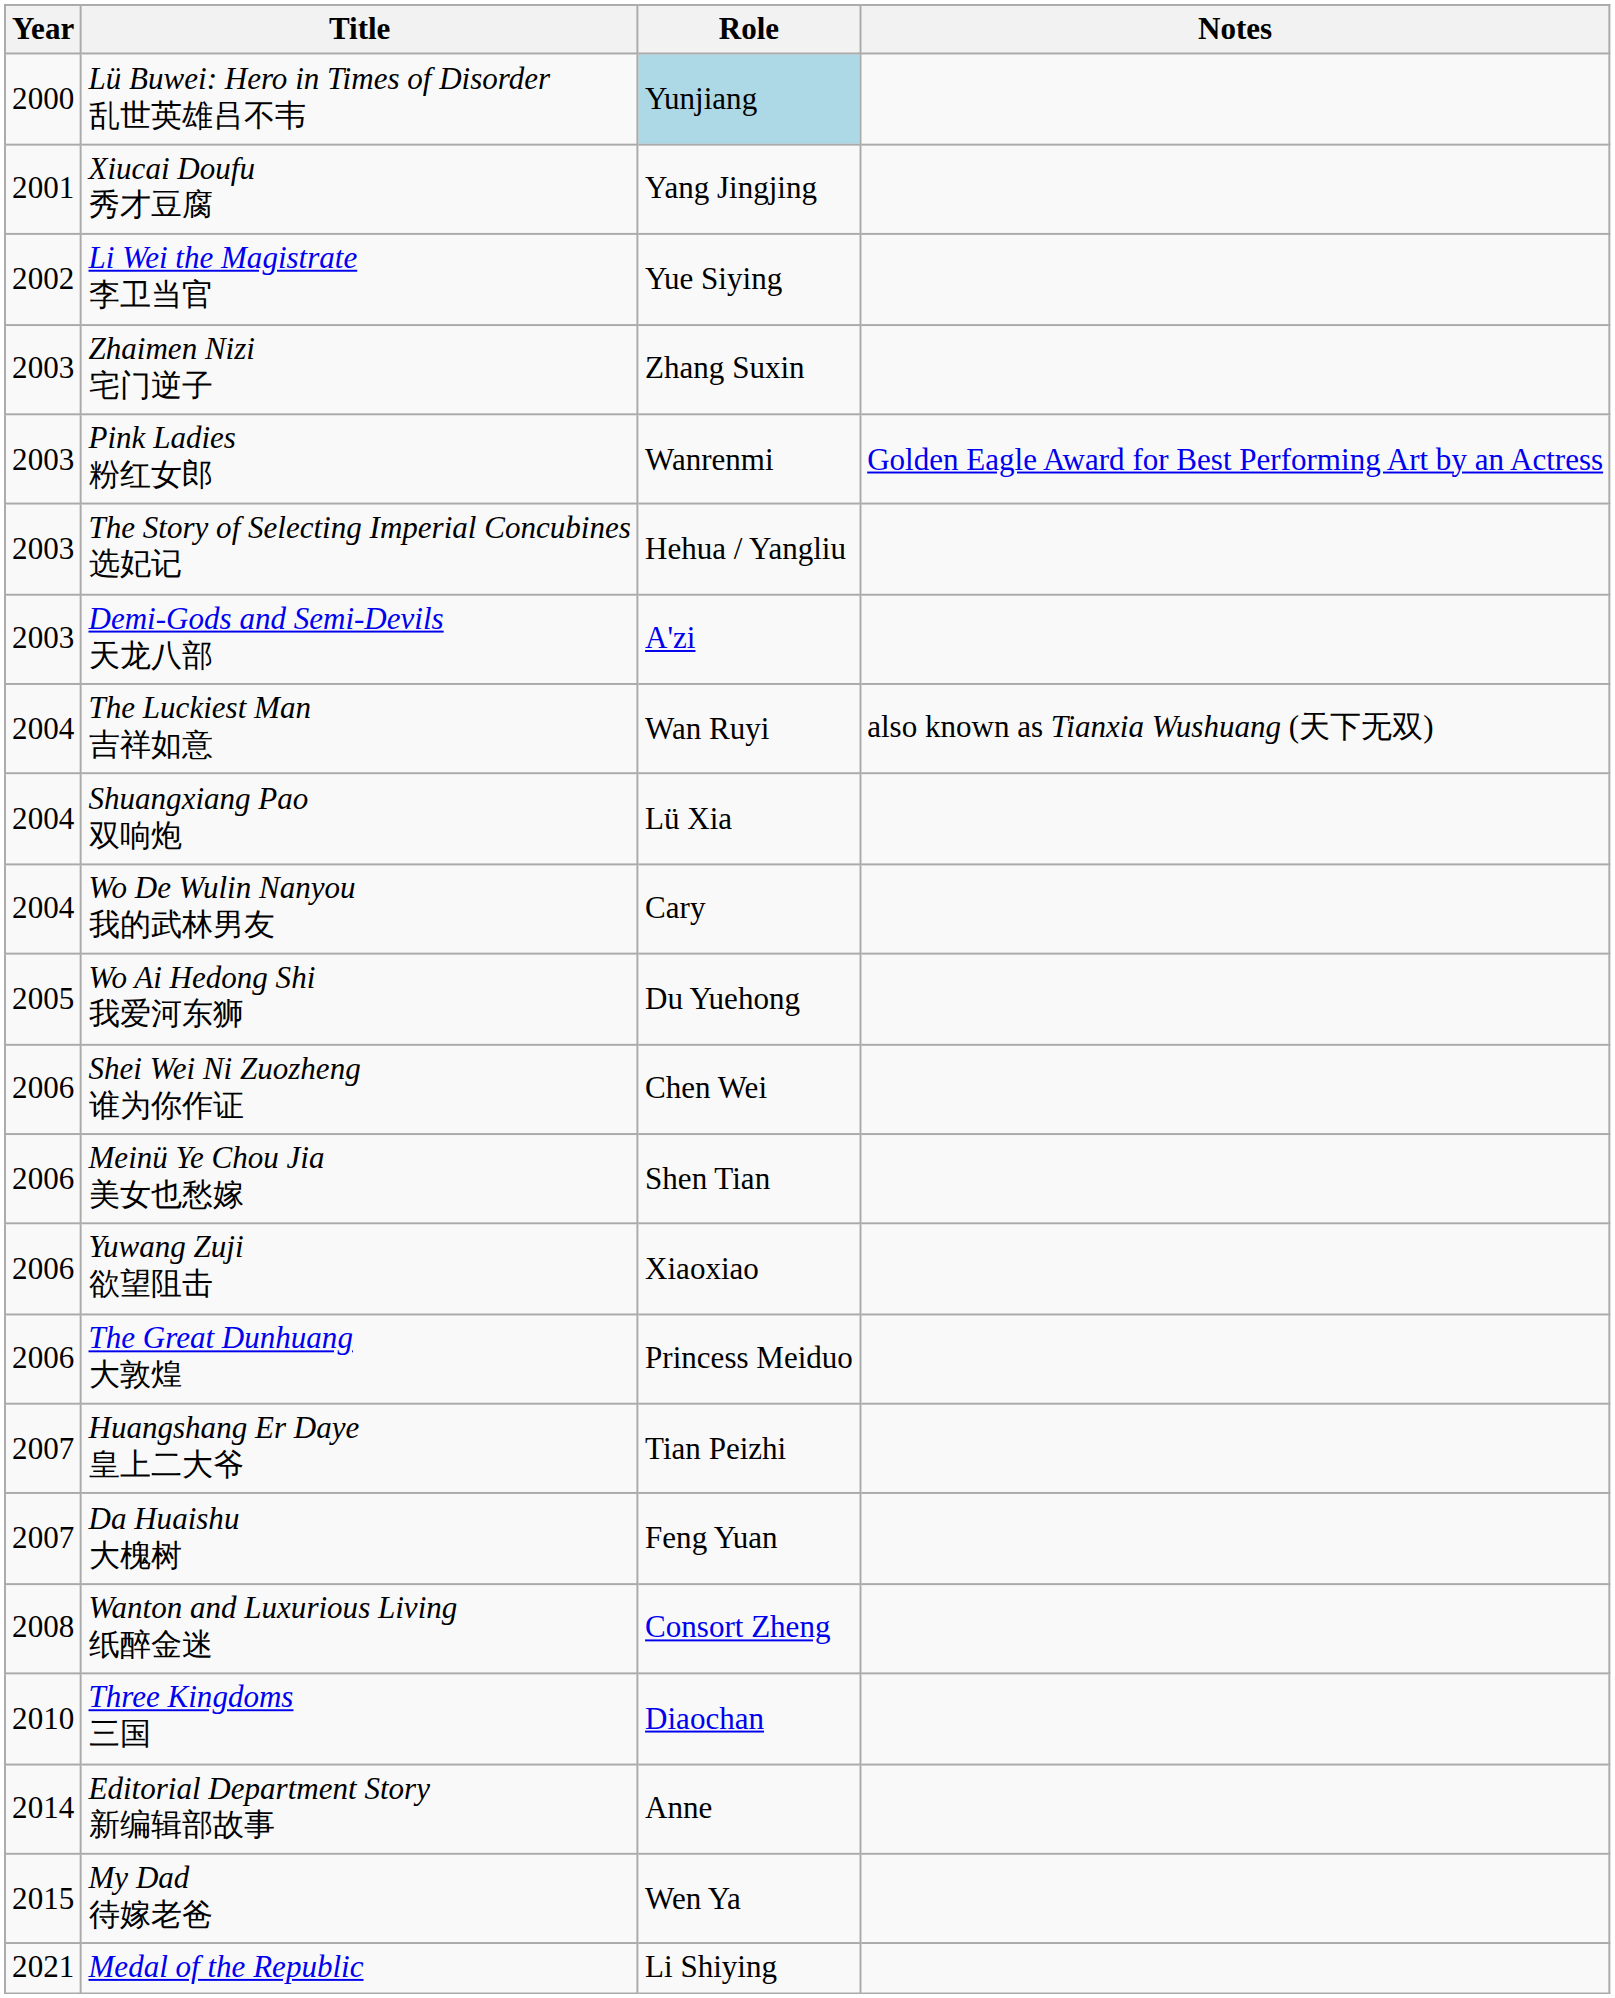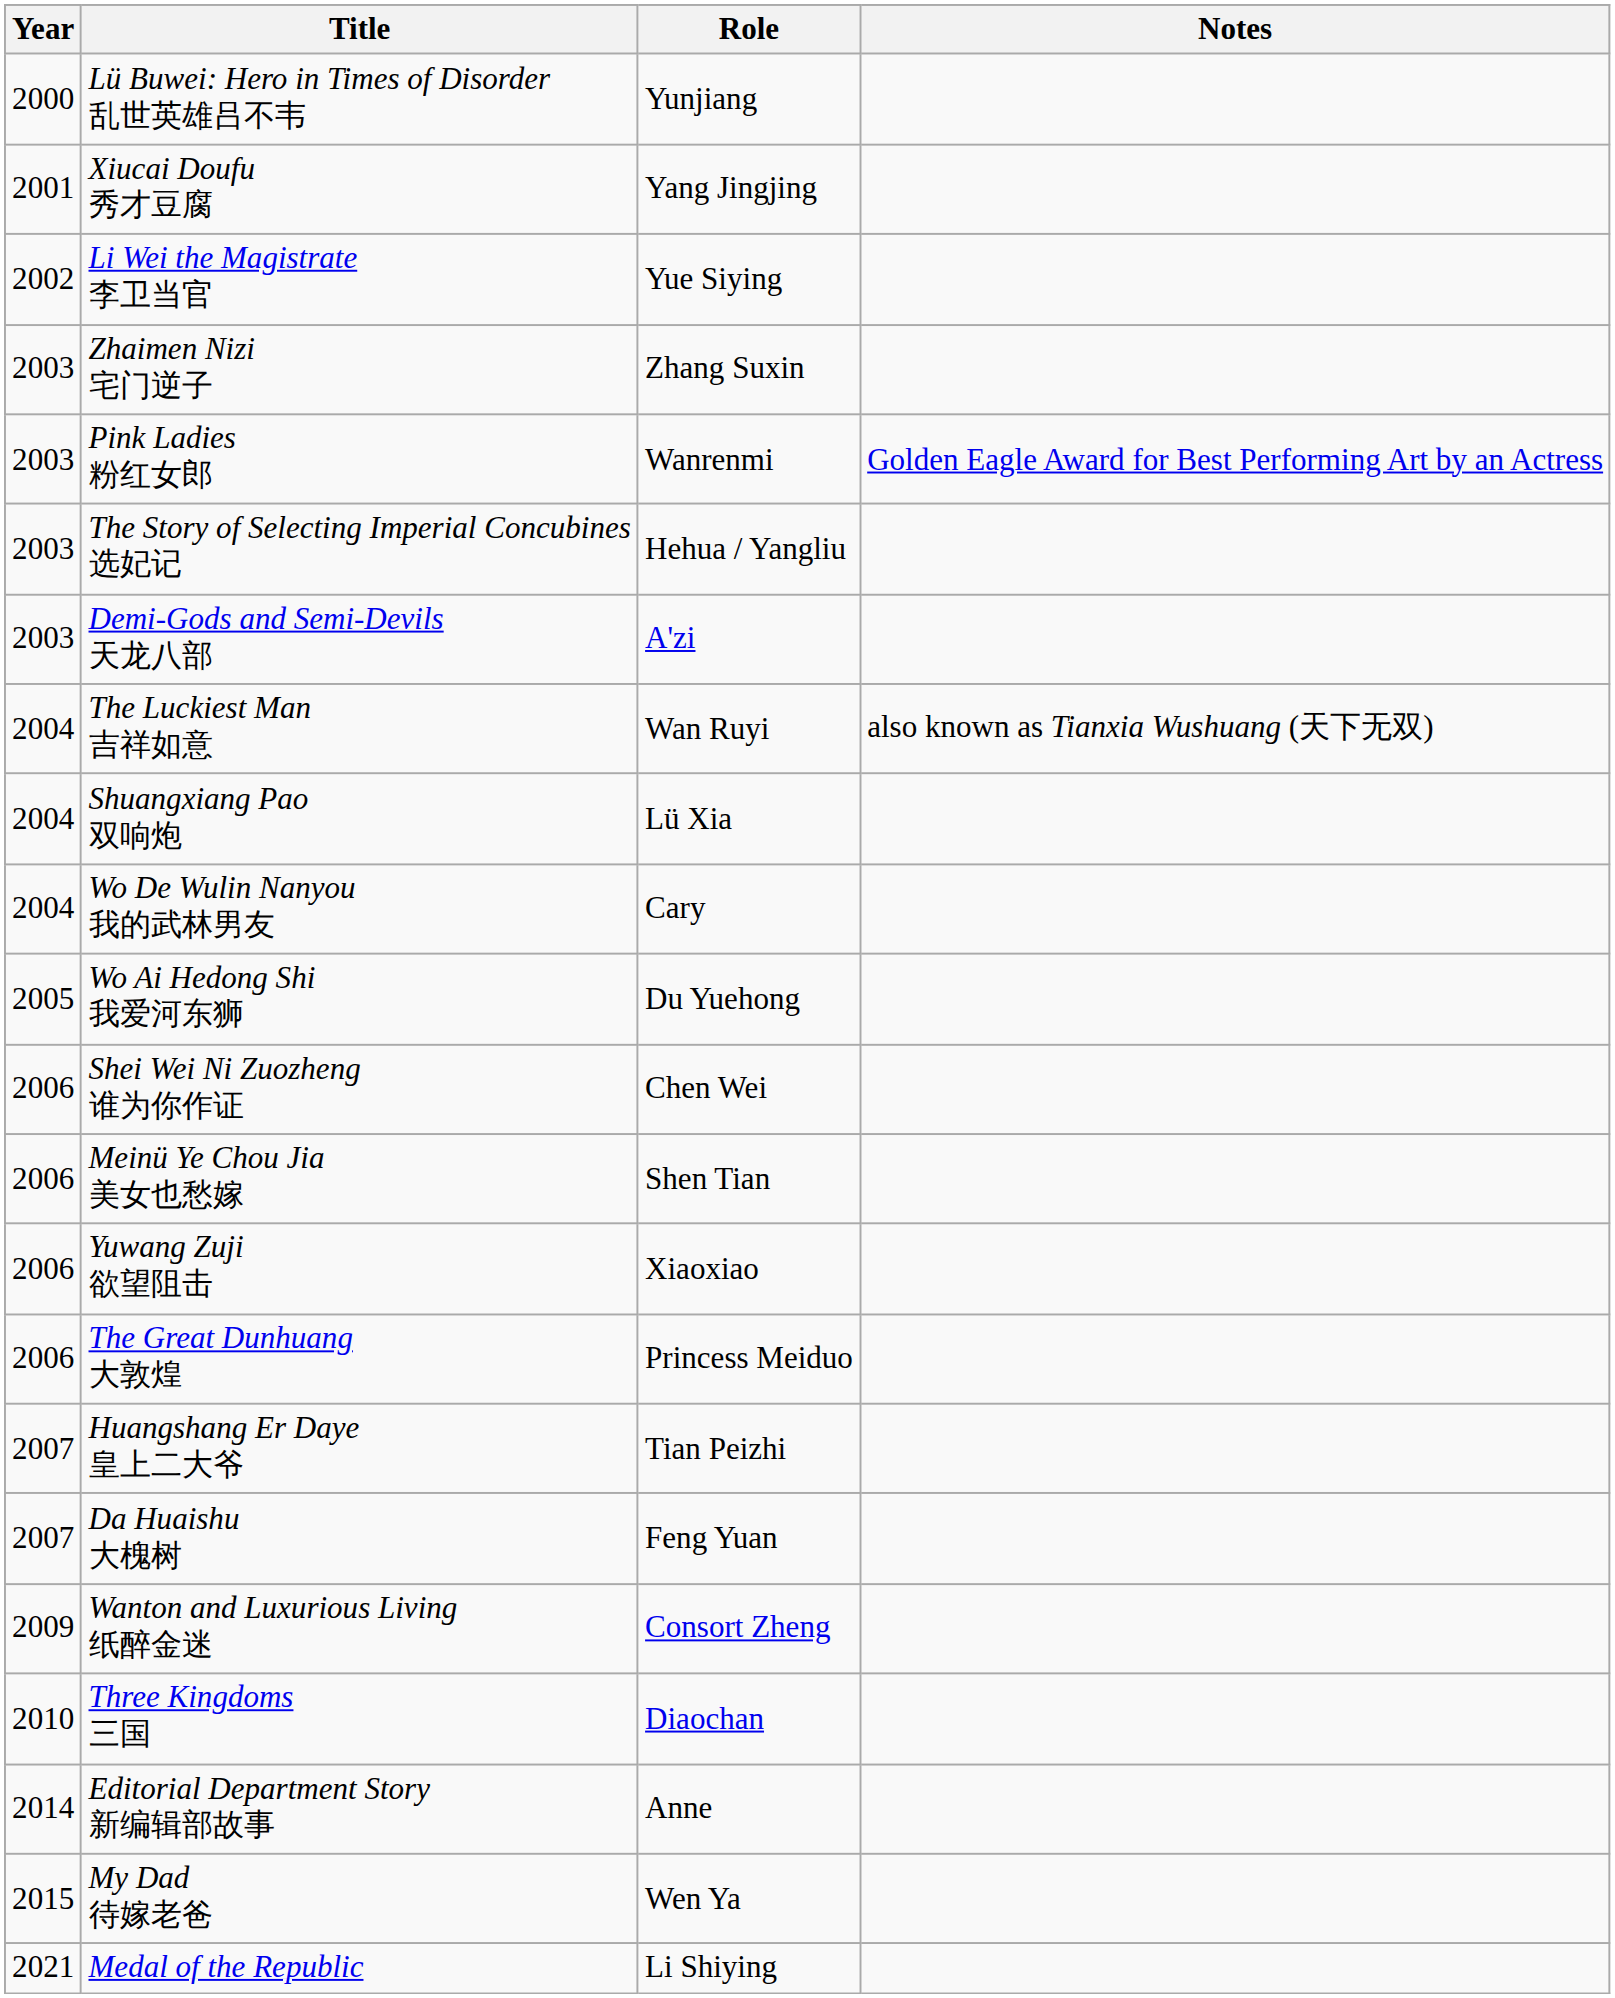(701, 98) lightblue background -> (701, 98) no background
(43, 1628) 2008 -> (43, 1628) 2009
